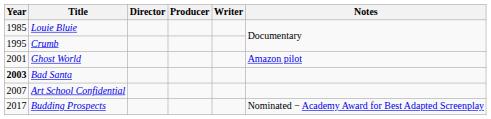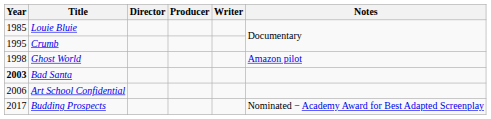(17, 59) 2001 -> (17, 59) 1998
(17, 91) 2007 -> (17, 91) 2006
